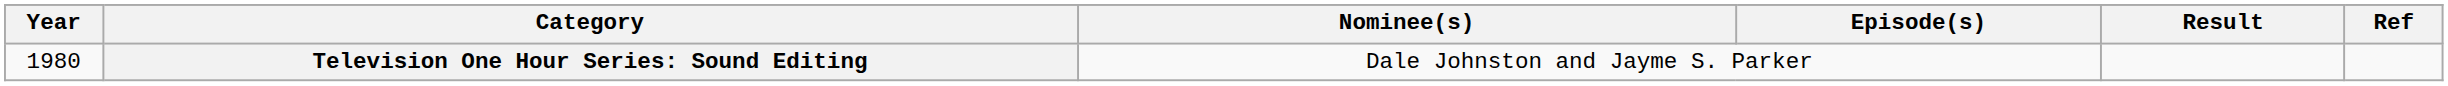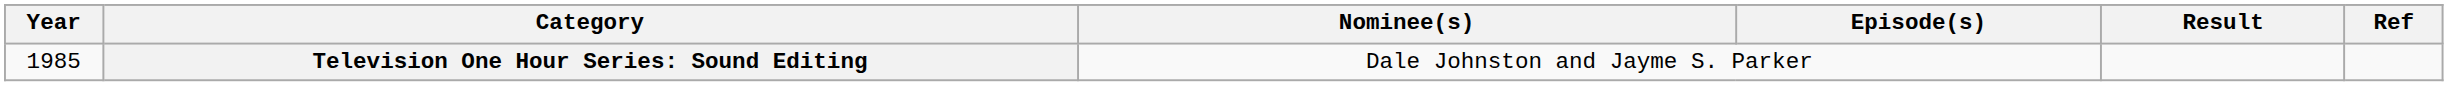(54, 62) 1980 -> (54, 62) 1985
